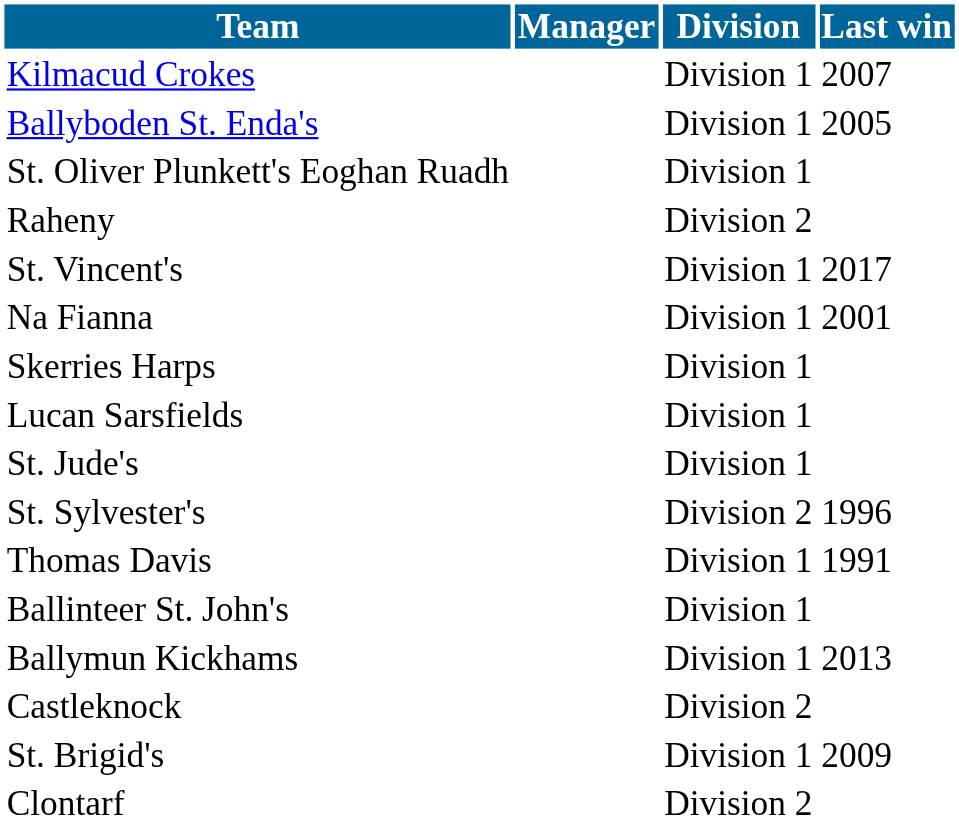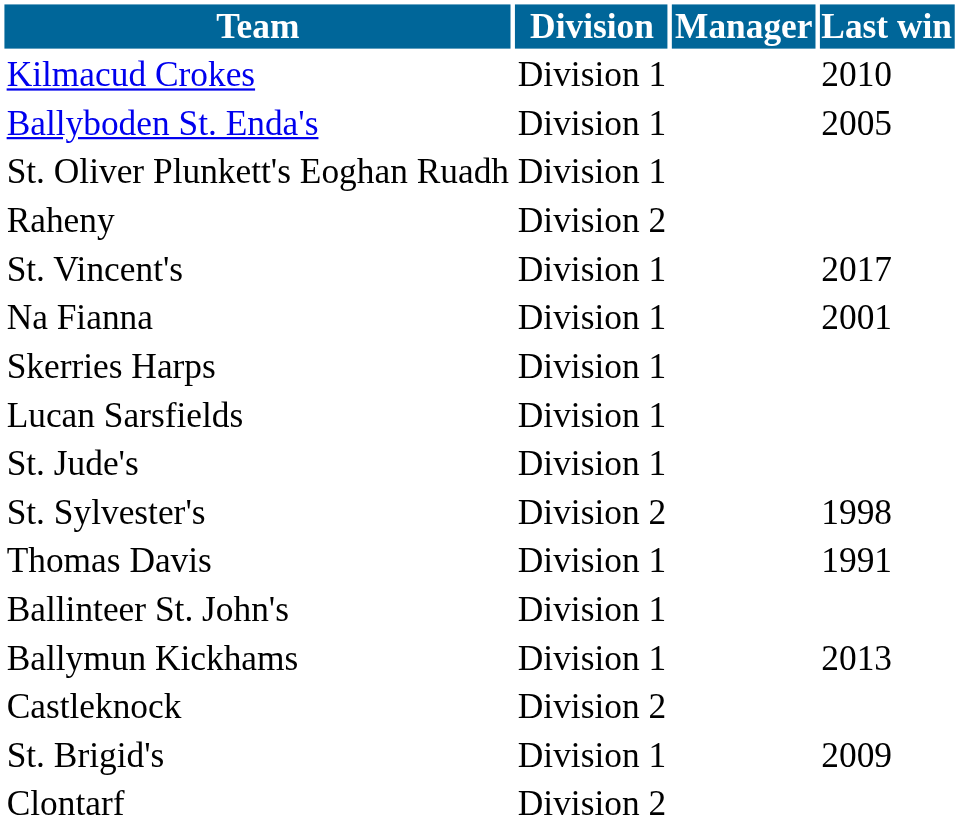columns swapped: (738, 25) <-> (587, 25)
(857, 74) 2007 -> (857, 74) 2010
(857, 512) 1996 -> (857, 512) 1998
